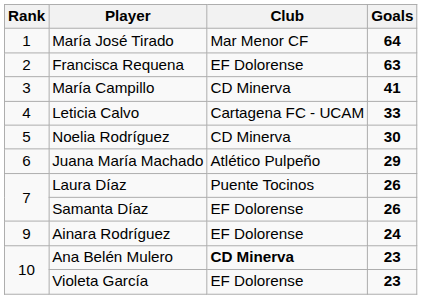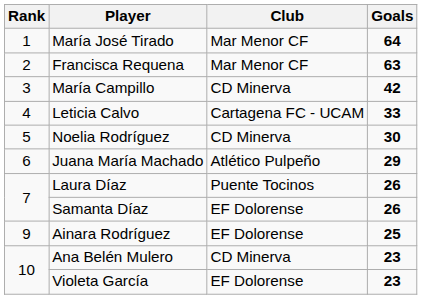(257, 64) EF Dolorense -> (259, 64) Mar Menor CF
(392, 88) 41 -> (392, 88) 42
(392, 233) 24 -> (392, 233) 25
(252, 257) bold -> (251, 257) normal
